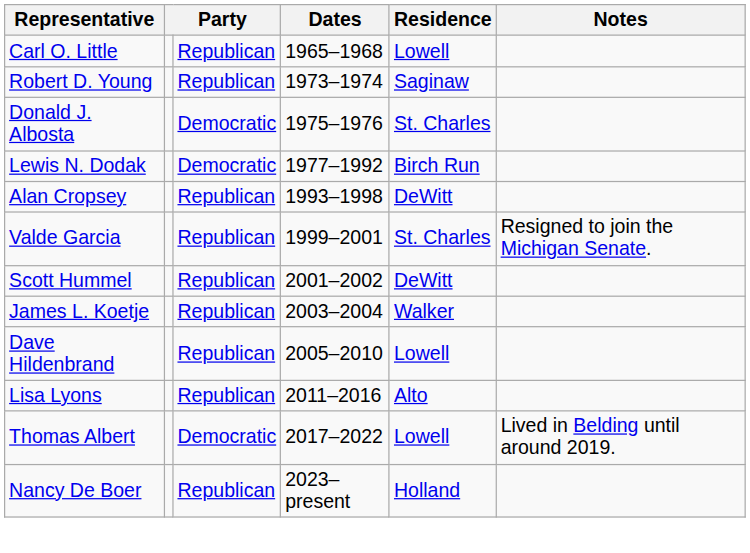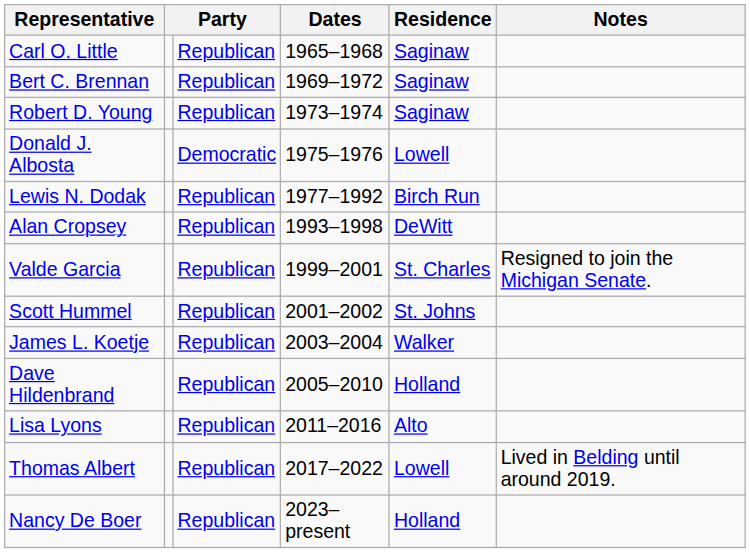(422, 50) Lowell -> (431, 50) Saginaw
+ row: (79, 81)
(442, 123) St. Charles -> (422, 154) Lowell
(227, 165) Democratic -> (226, 196) Republican
(423, 280) DeWitt -> (435, 311) St. Johns
(422, 353) Lowell -> (427, 384) Holland
(227, 437) Democratic -> (226, 468) Republican
